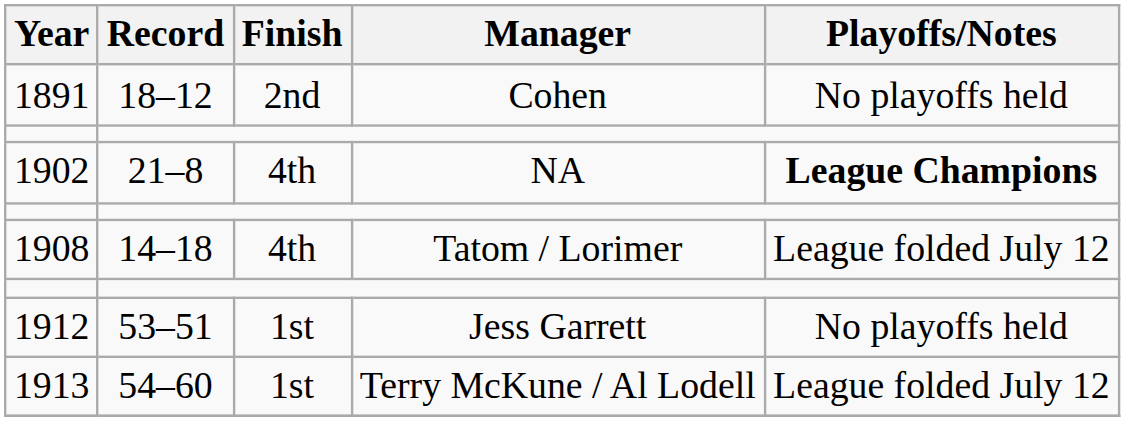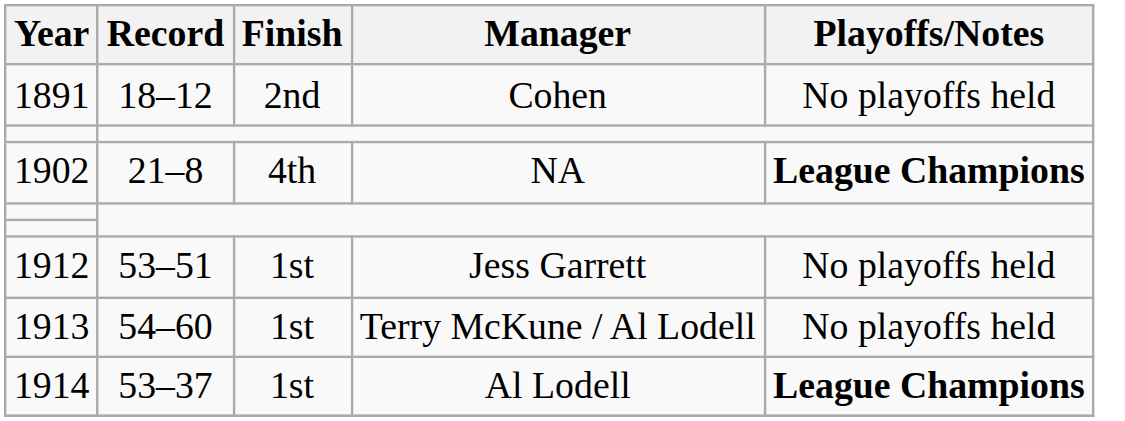- row: (52, 248)
(941, 386) League folded July 12 -> (929, 326) No playoffs held
+ row: (52, 386)
